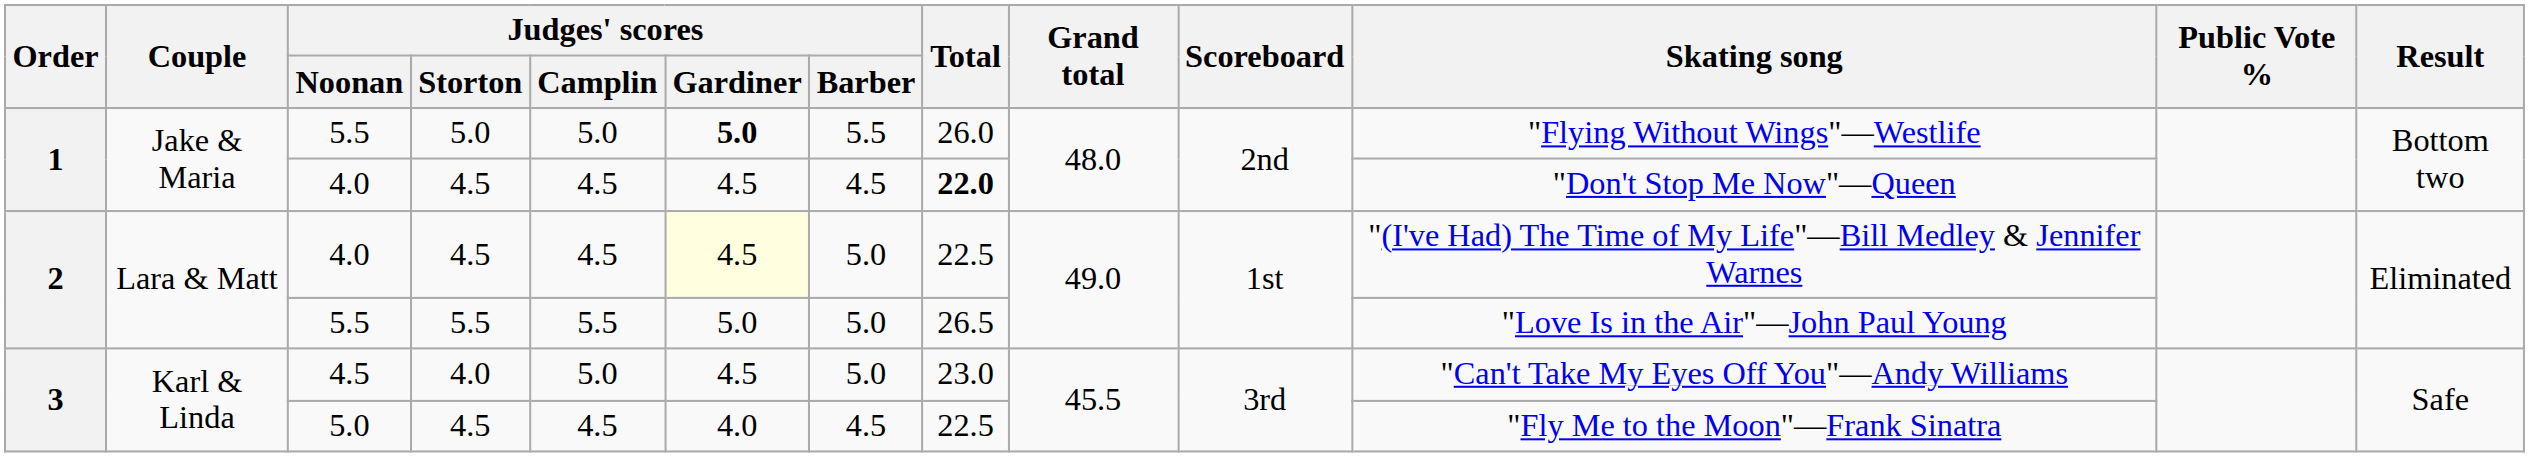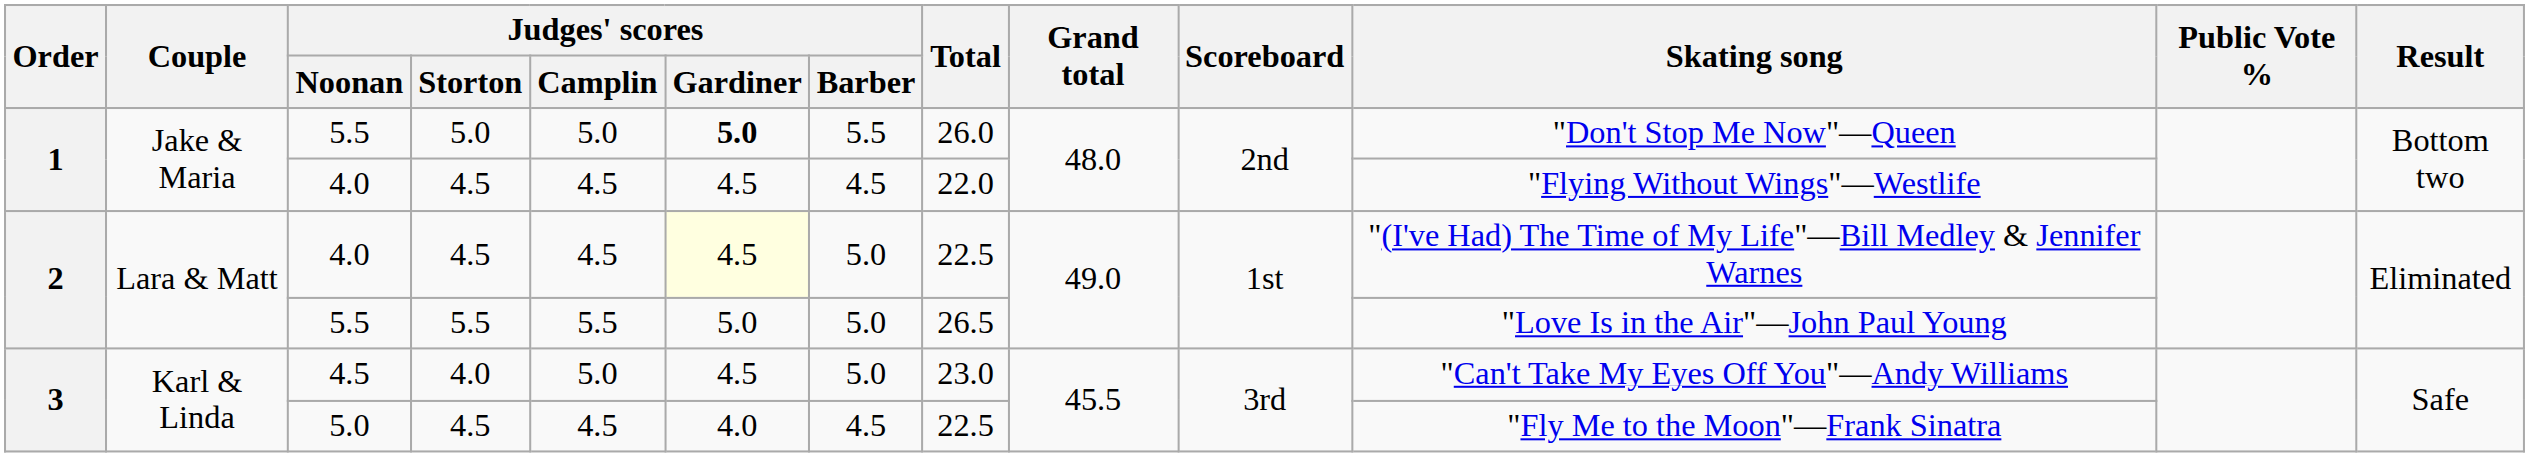(1754, 132) "Flying Without Wings"—Westlife -> (1754, 132) "Don't Stop Me Now"—Queen
(966, 183) bold -> (966, 183) normal
(1754, 183) "Don't Stop Me Now"—Queen -> (1754, 183) "Flying Without Wings"—Westlife
